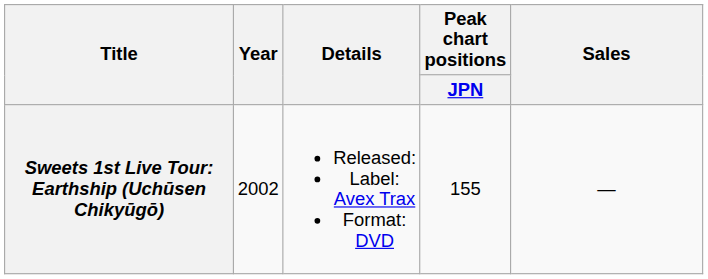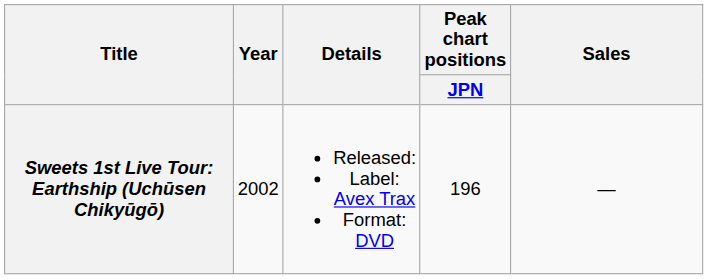(465, 189) 155 -> (465, 189) 196
